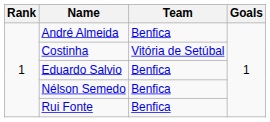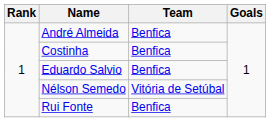(178, 51) Vitória de Setúbal -> (151, 51) Benfica
(151, 88) Benfica -> (178, 88) Vitória de Setúbal
